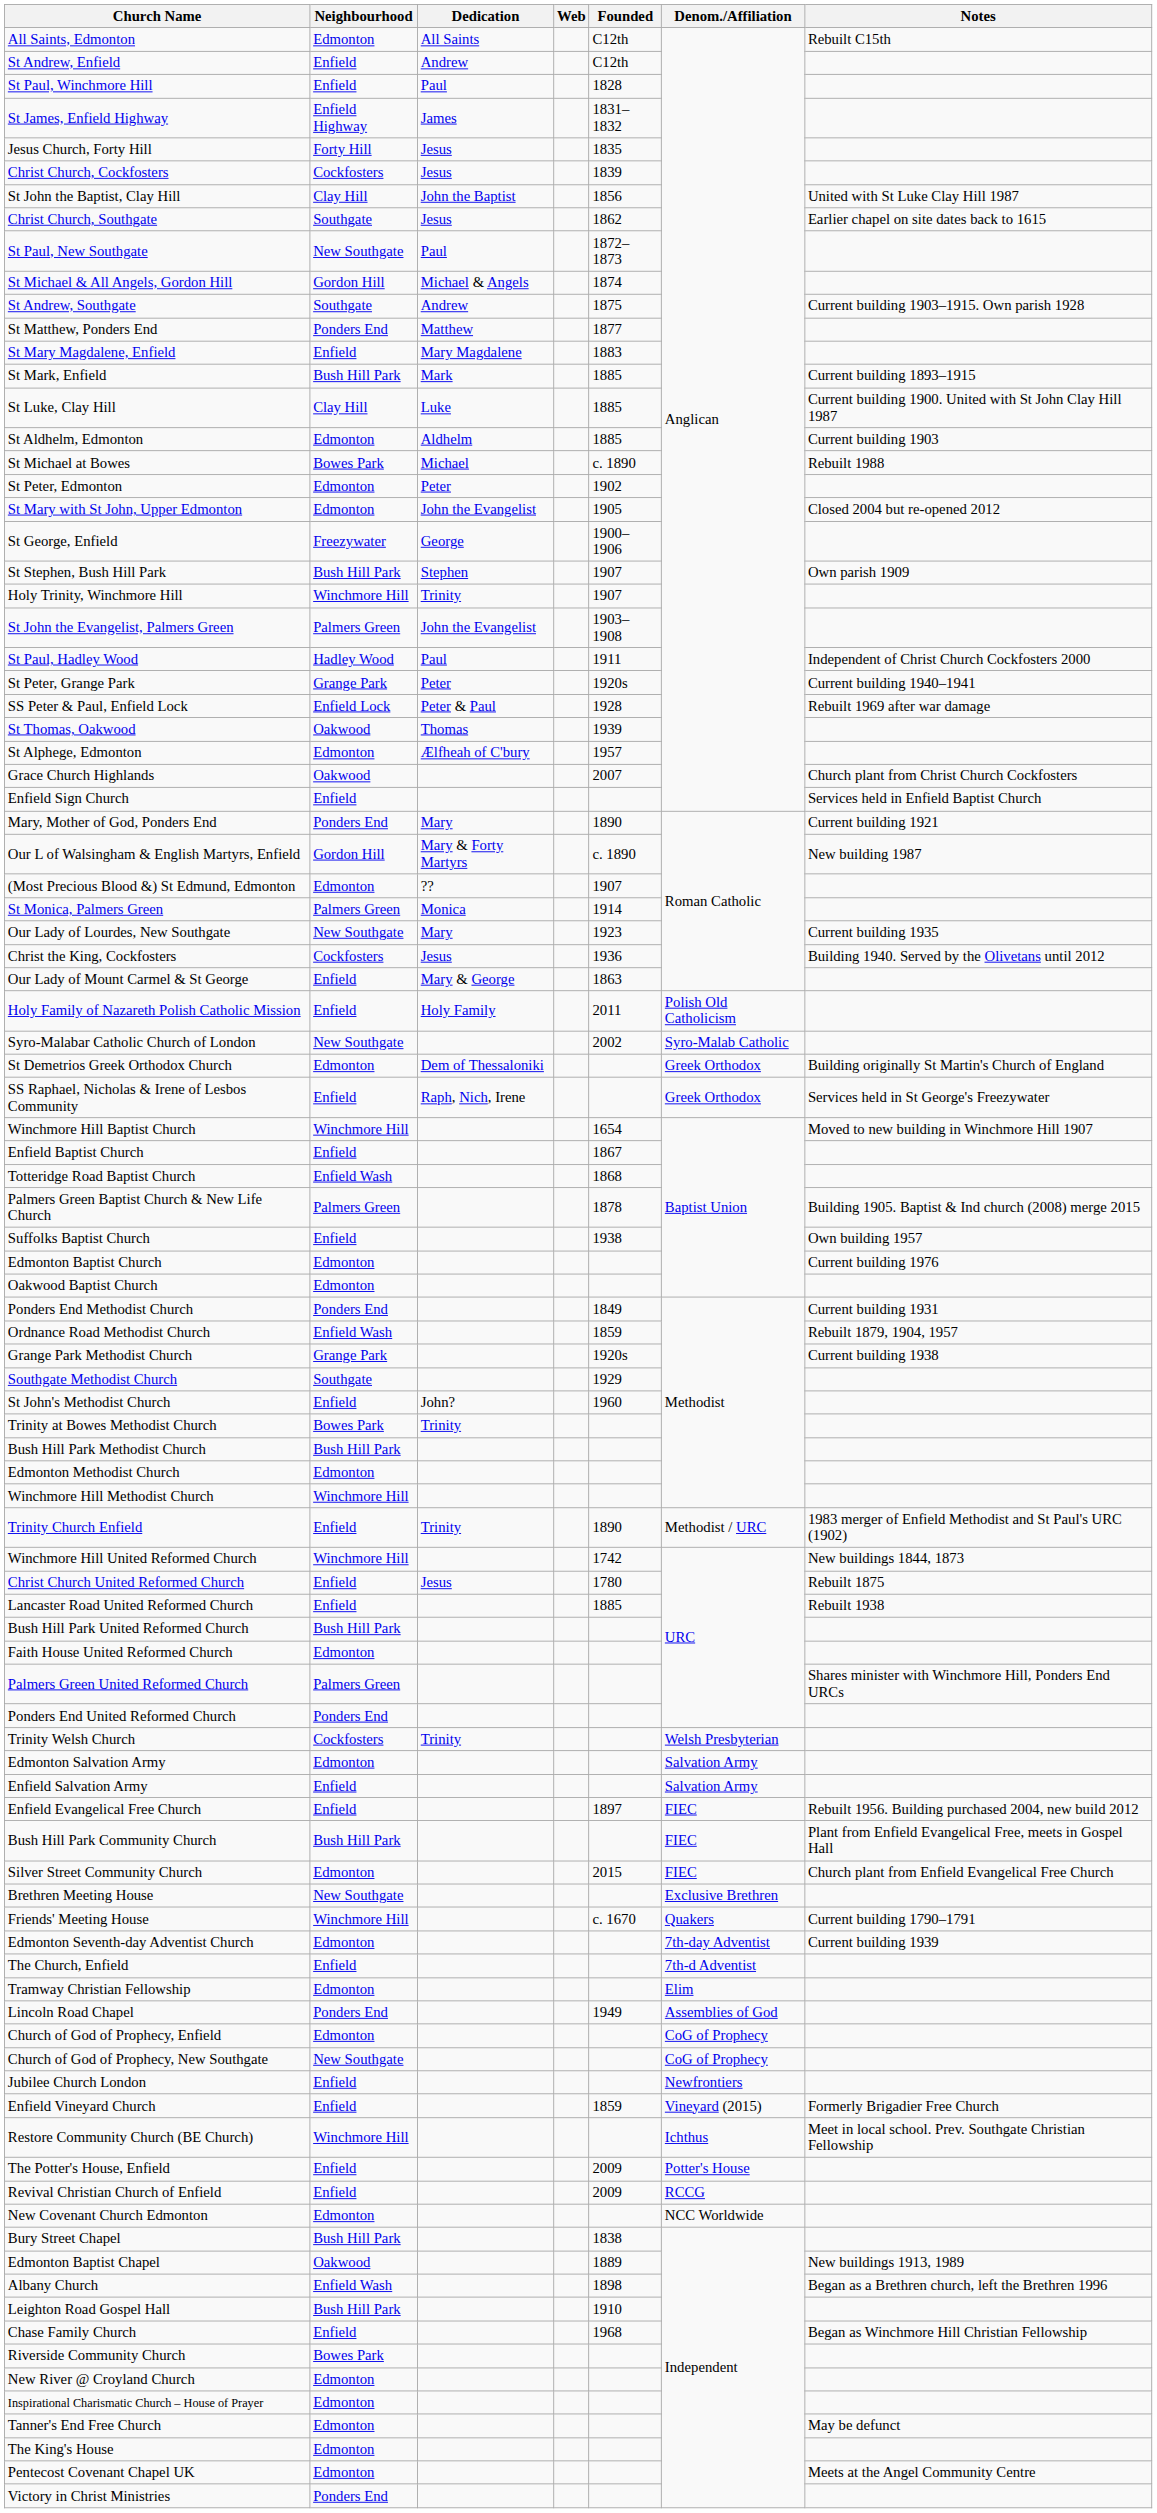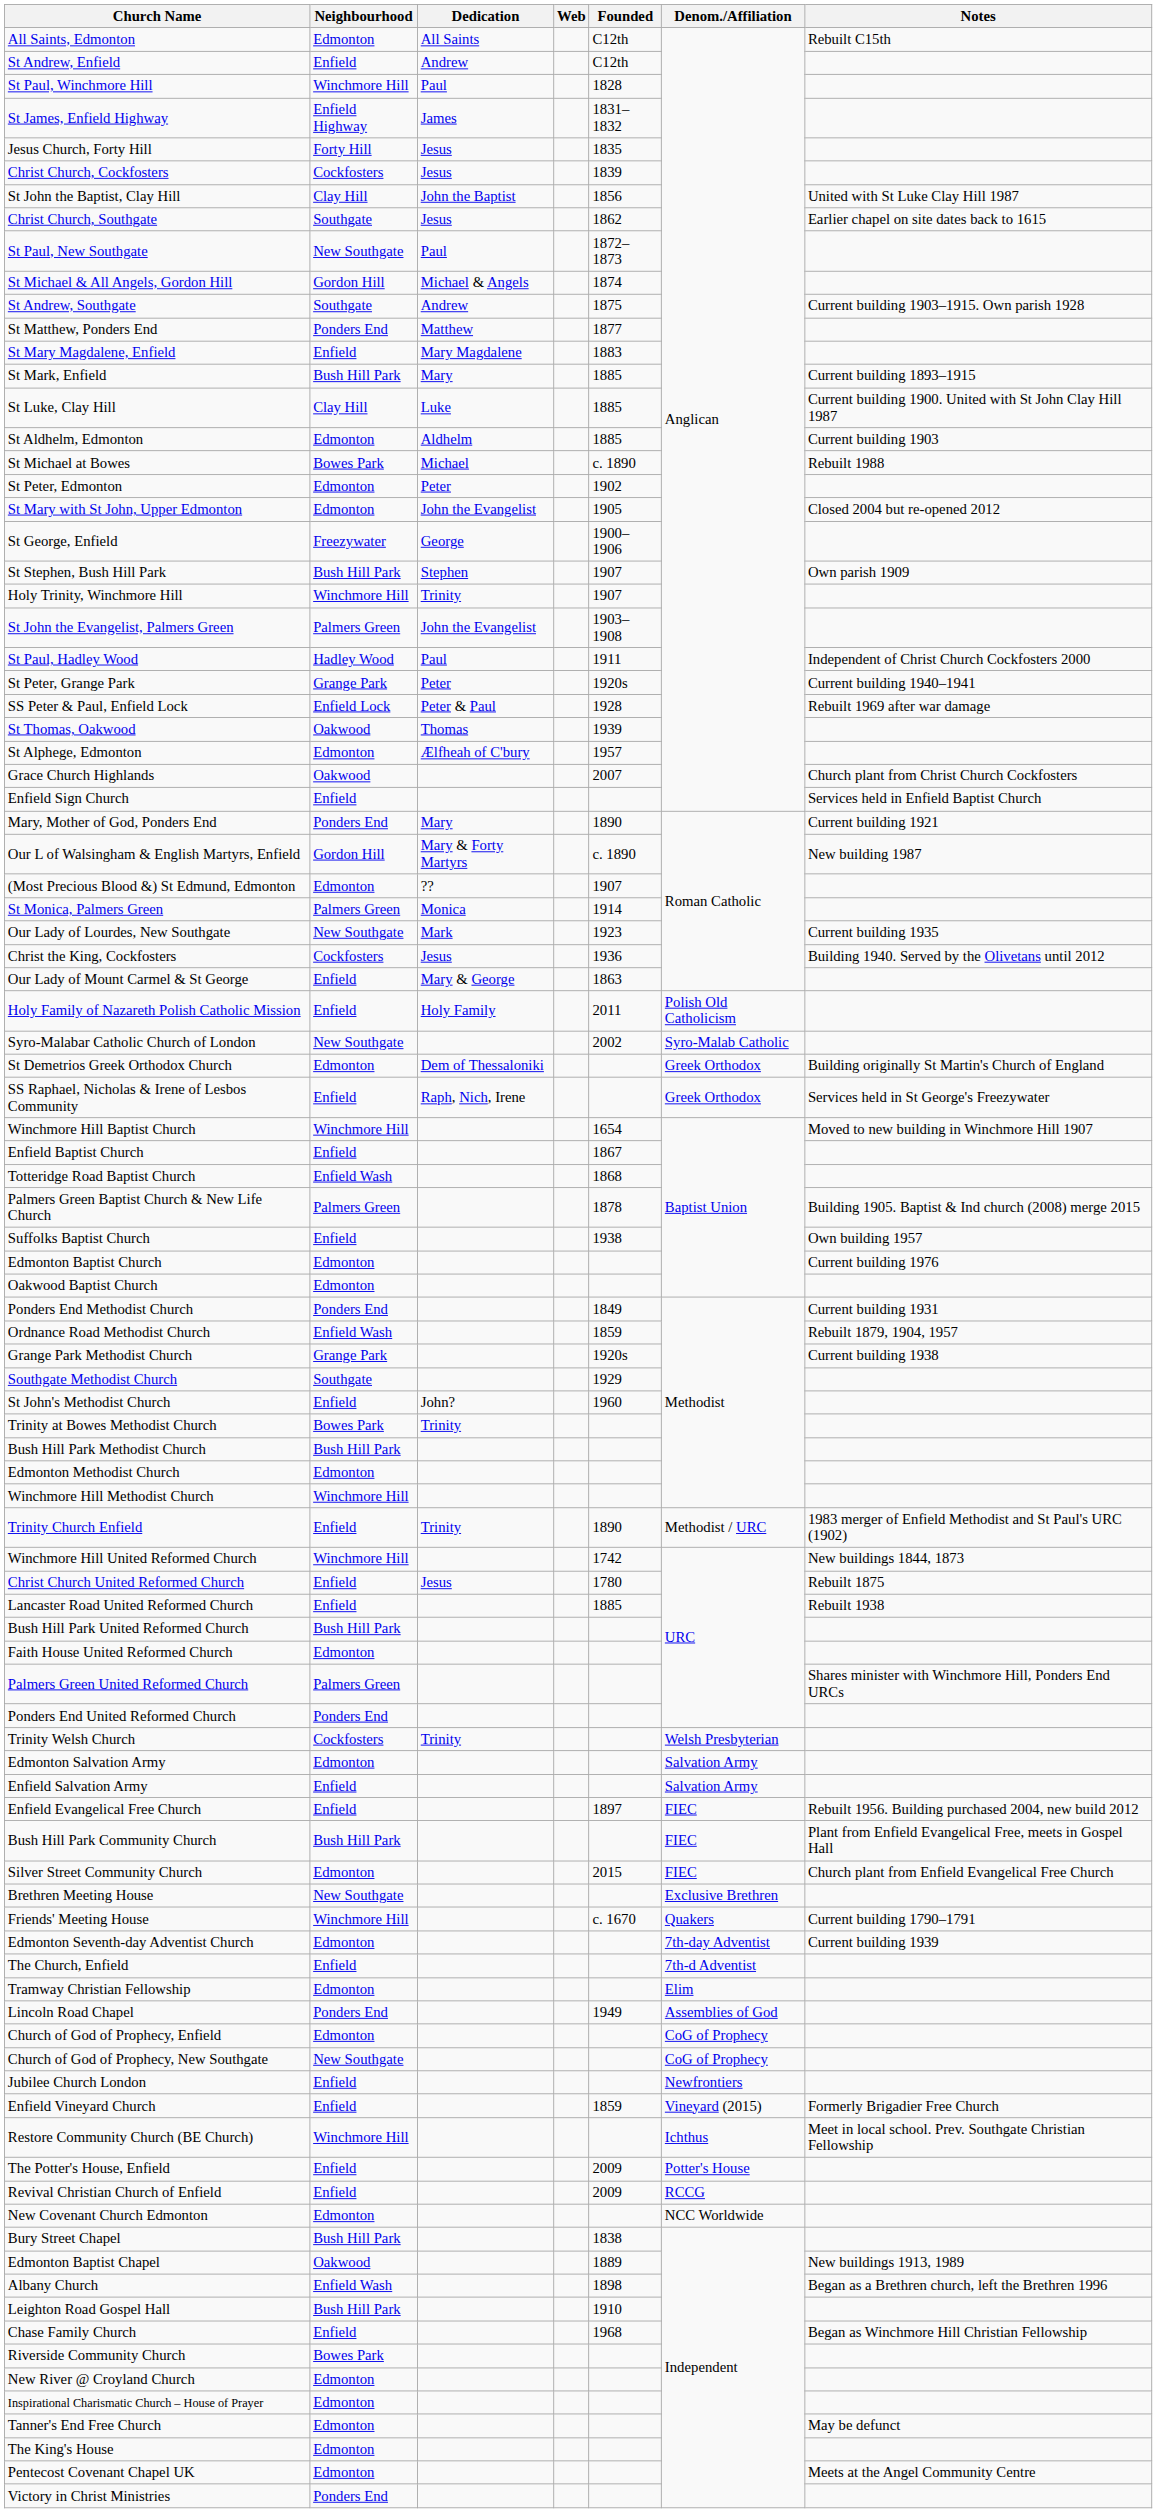(335, 86) Enfield -> (361, 86) Winchmore Hill
(437, 376) Mark -> (437, 376) Mary
(437, 932) Mary -> (437, 932) Mark
